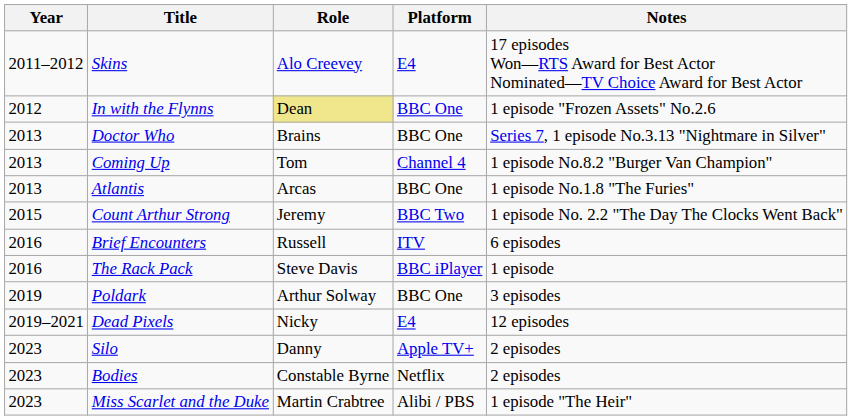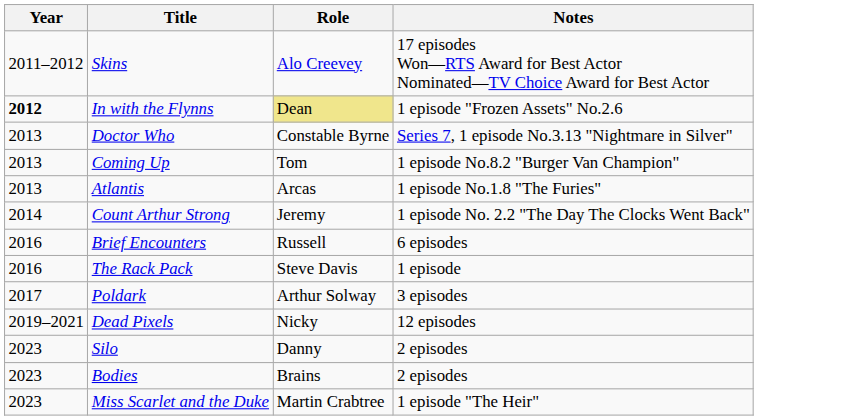- column: (440, 17)
(25, 108) normal -> (25, 108) bold
(299, 135) Brains -> (333, 135) Constable Byrne
(25, 215) 2015 -> (25, 215) 2014
(25, 295) 2019 -> (25, 295) 2017
(333, 375) Constable Byrne -> (299, 375) Brains
